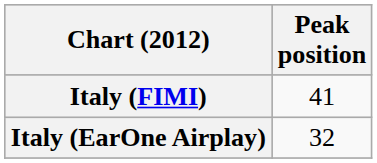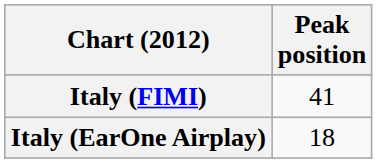(322, 137) 32 -> (322, 137) 18
